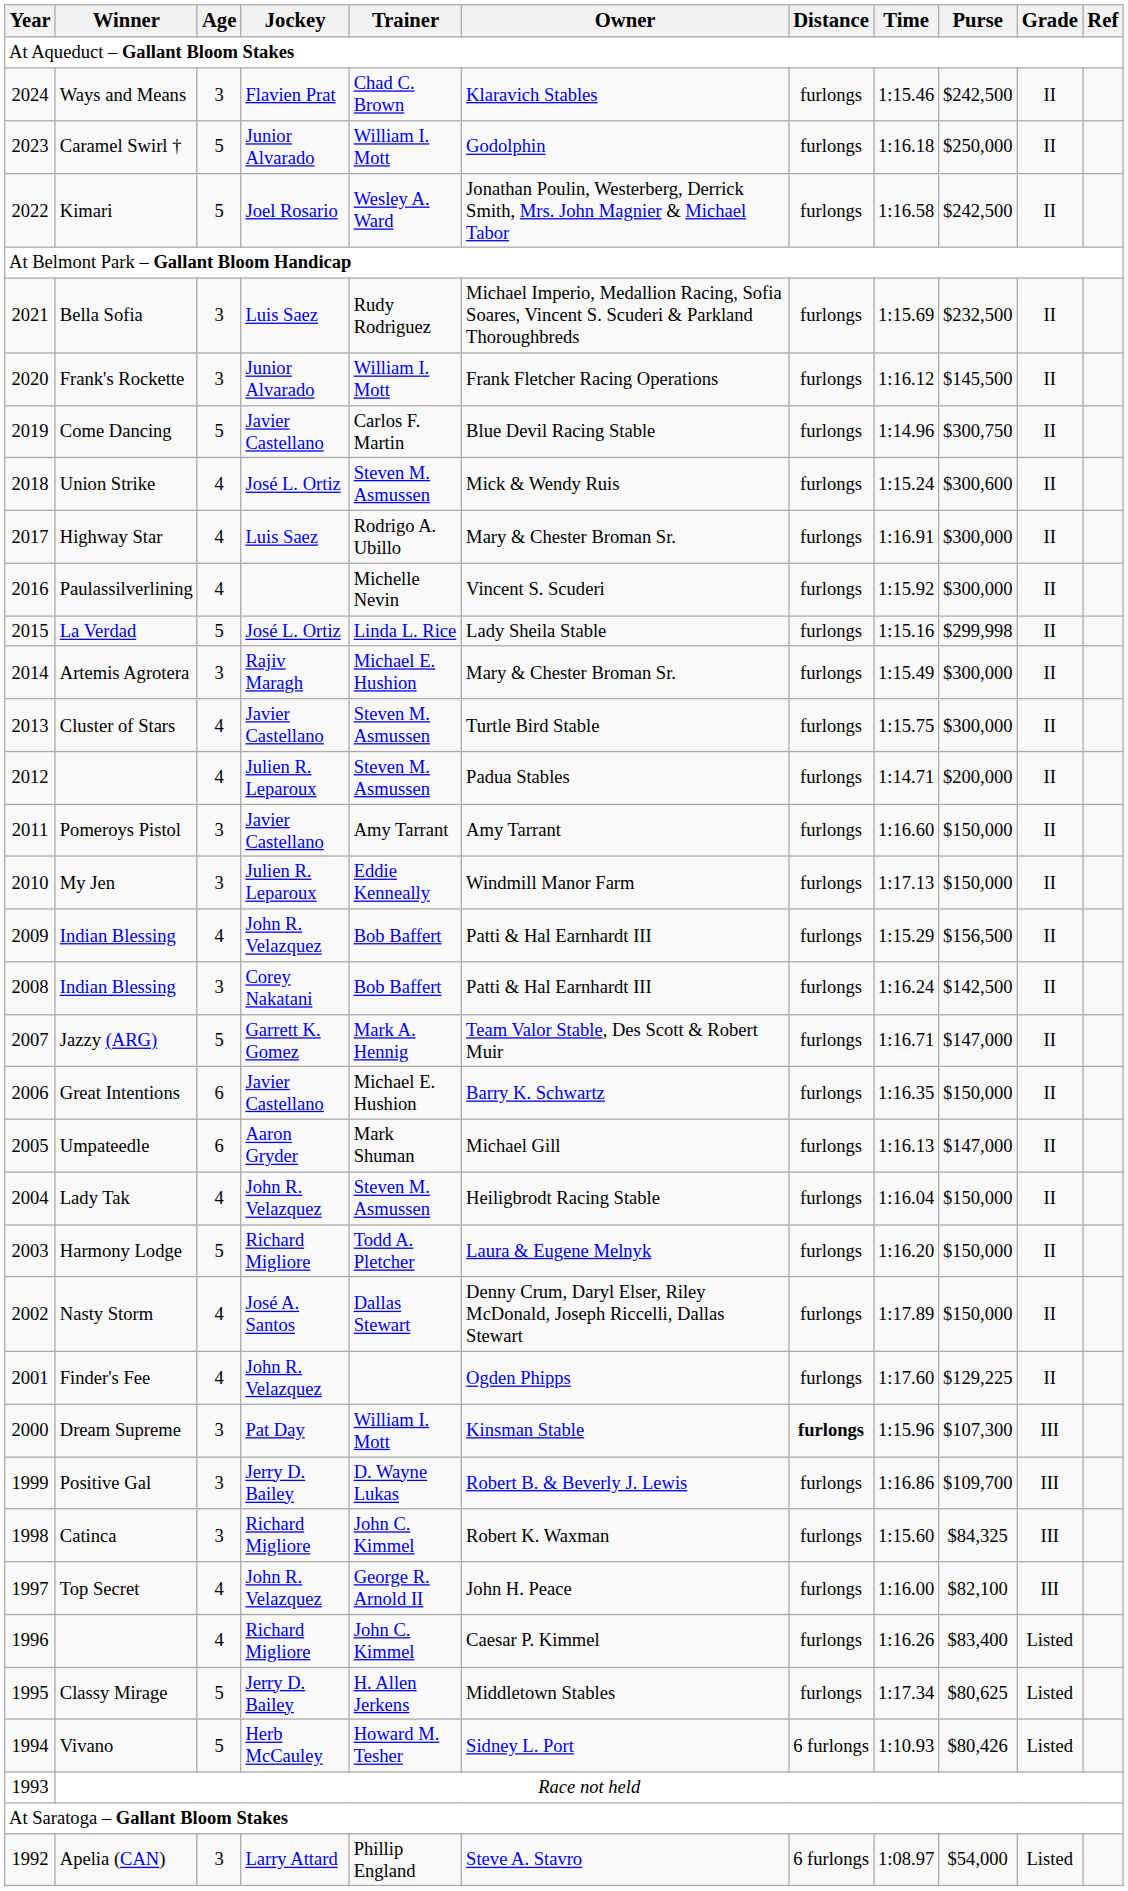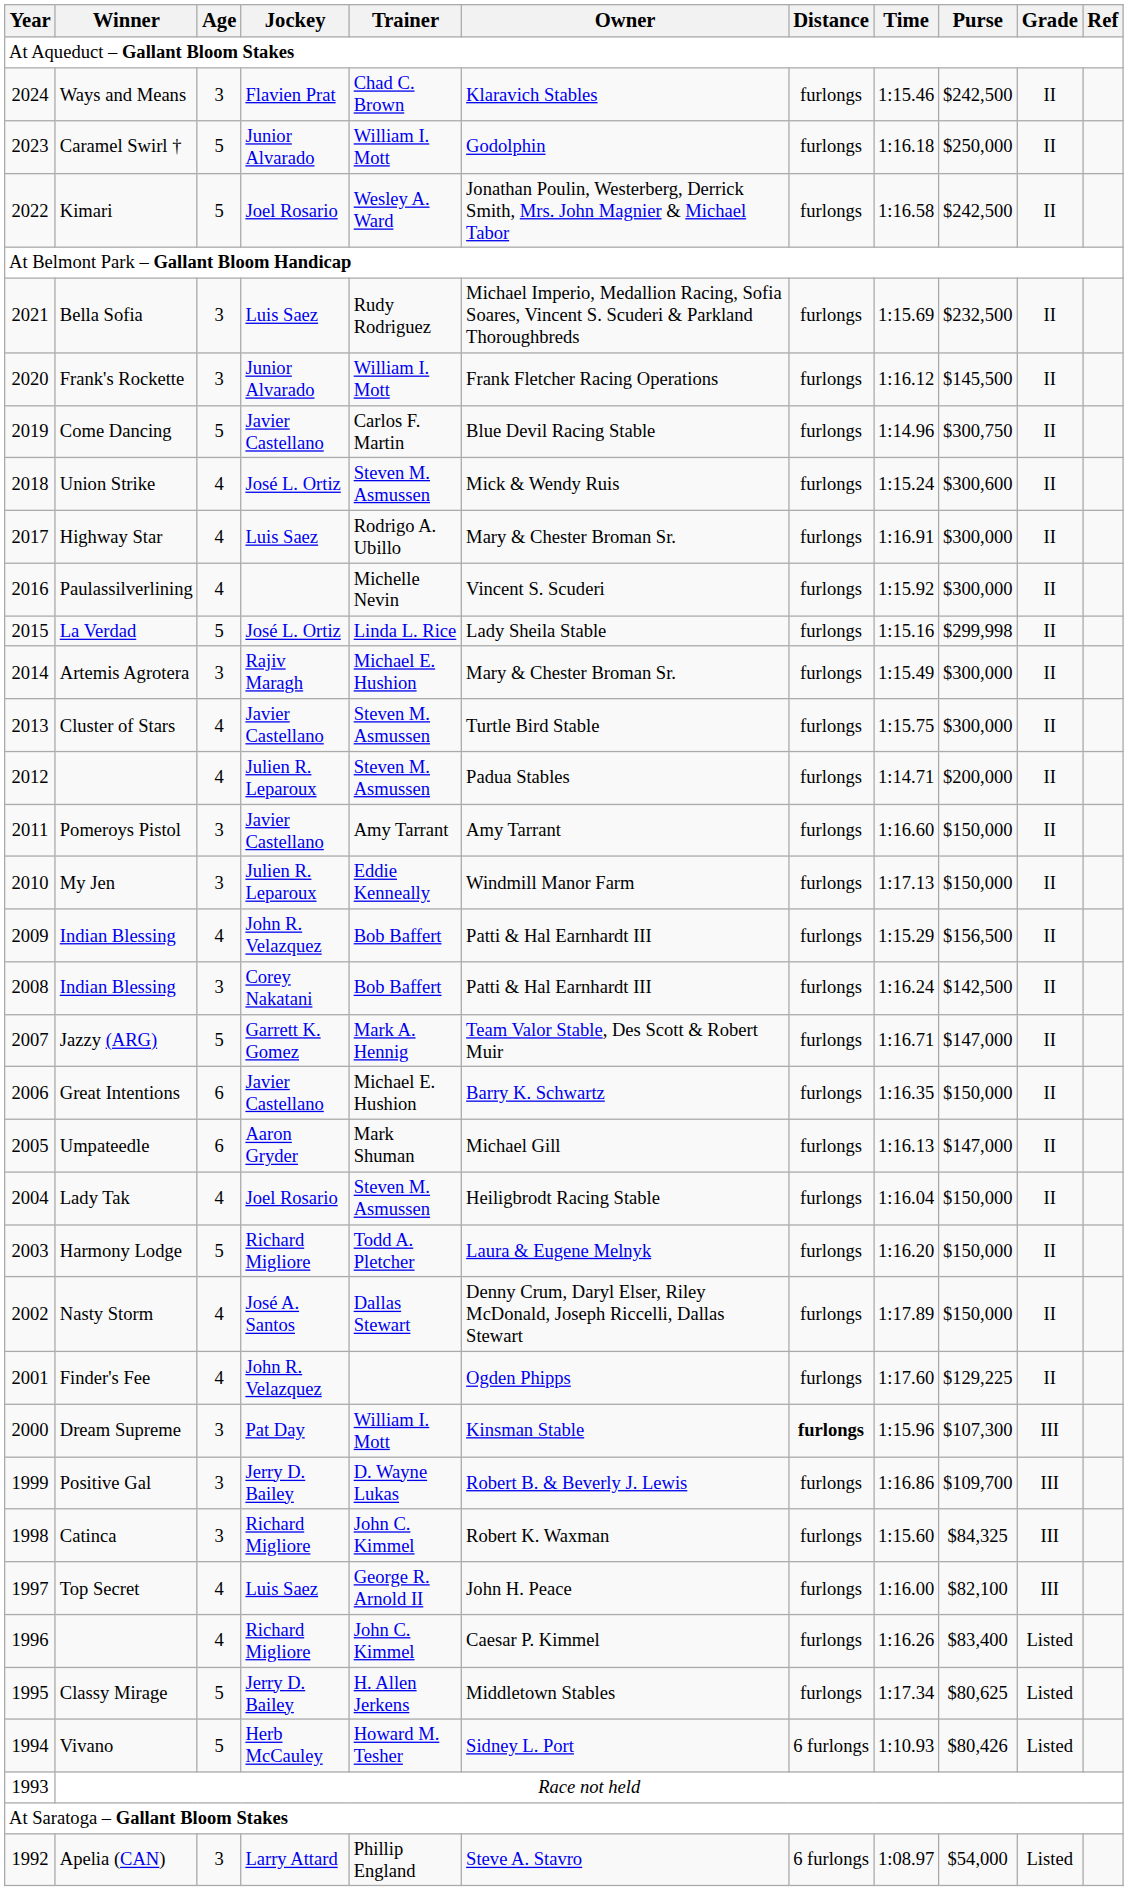(284, 1198) John R. Velazquez -> (292, 1198) Joel Rosario
(284, 1587) John R. Velazquez -> (282, 1587) Luis Saez
